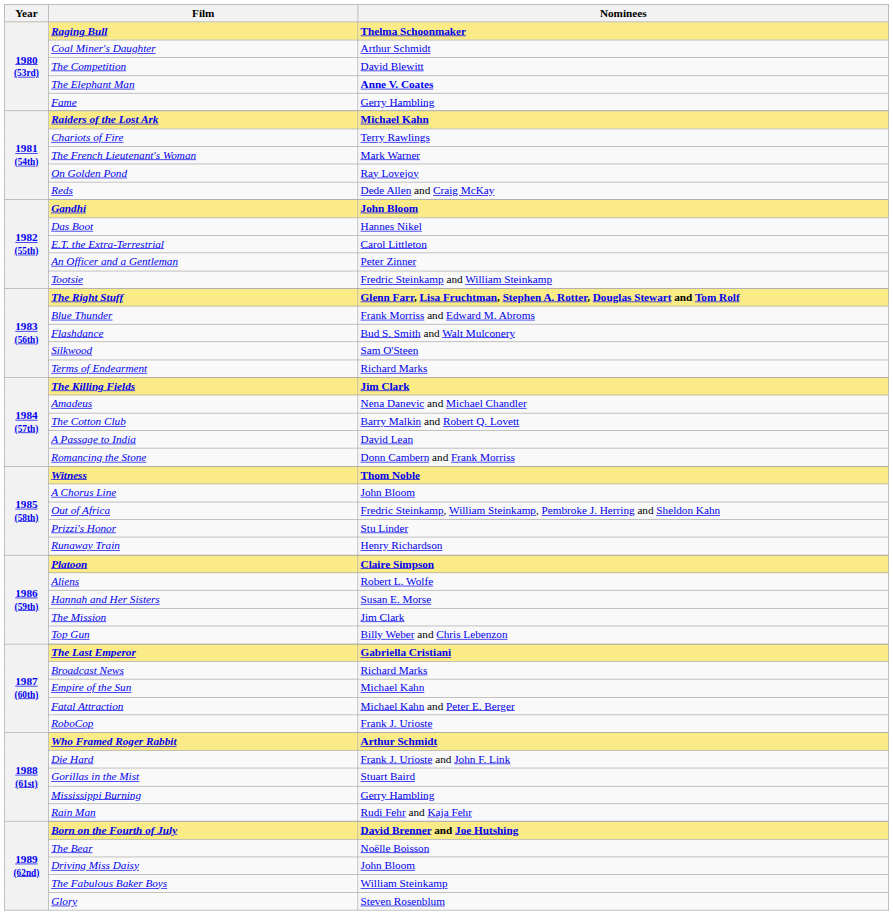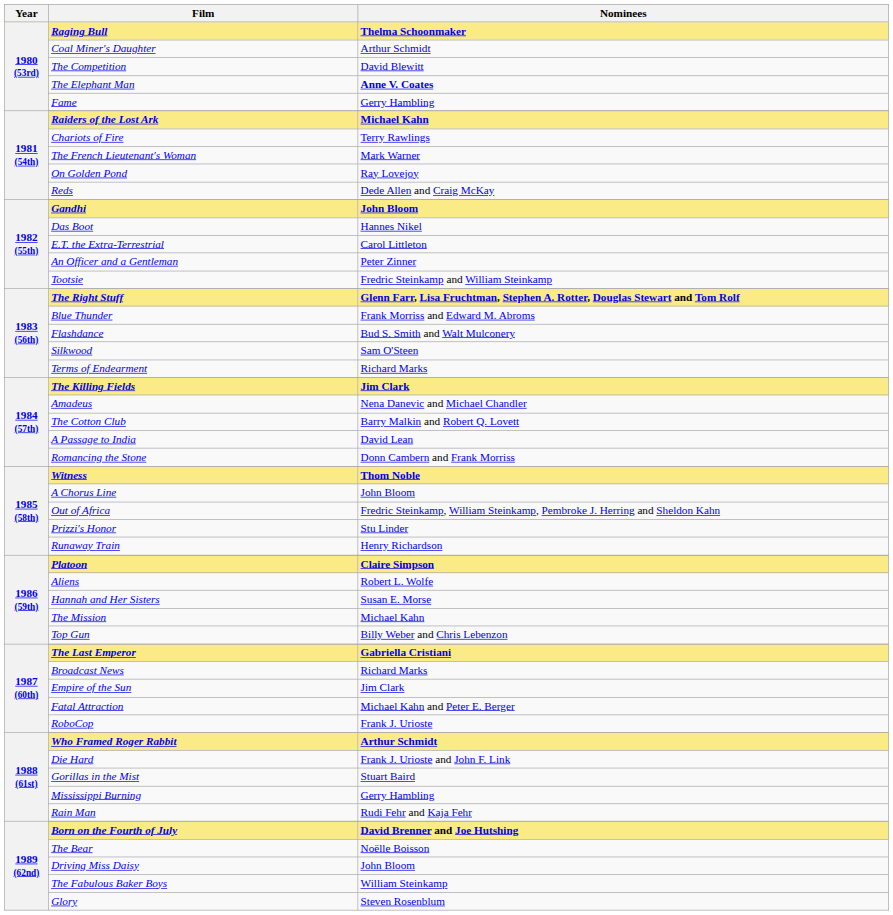(382, 617) Jim Clark -> (392, 617) Michael Kahn
(392, 688) Michael Kahn -> (382, 688) Jim Clark
